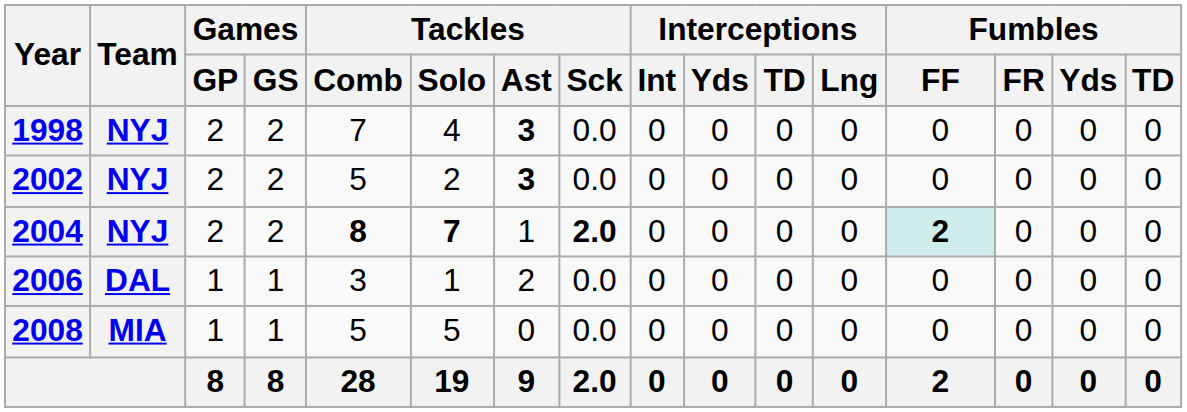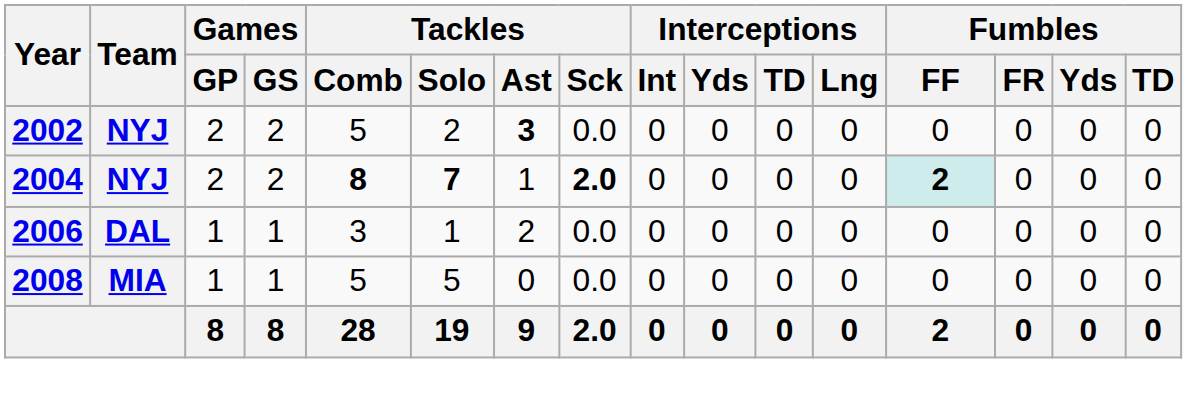- row: (48, 130)
